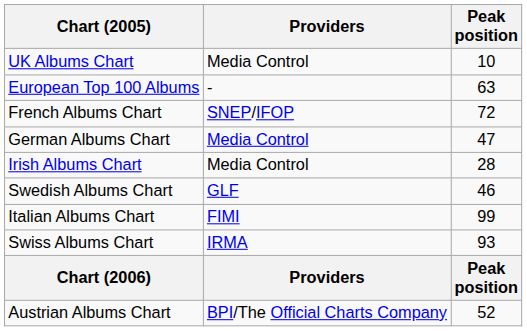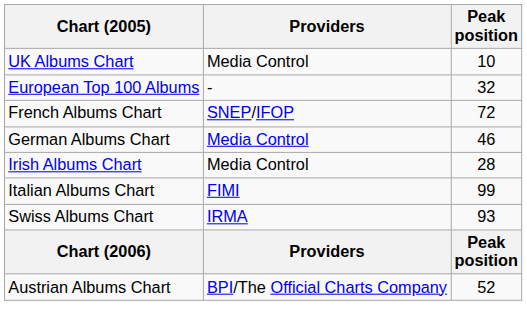(486, 87) 63 -> (486, 87) 32
(486, 139) 47 -> (486, 139) 46
- row: (90, 191)
